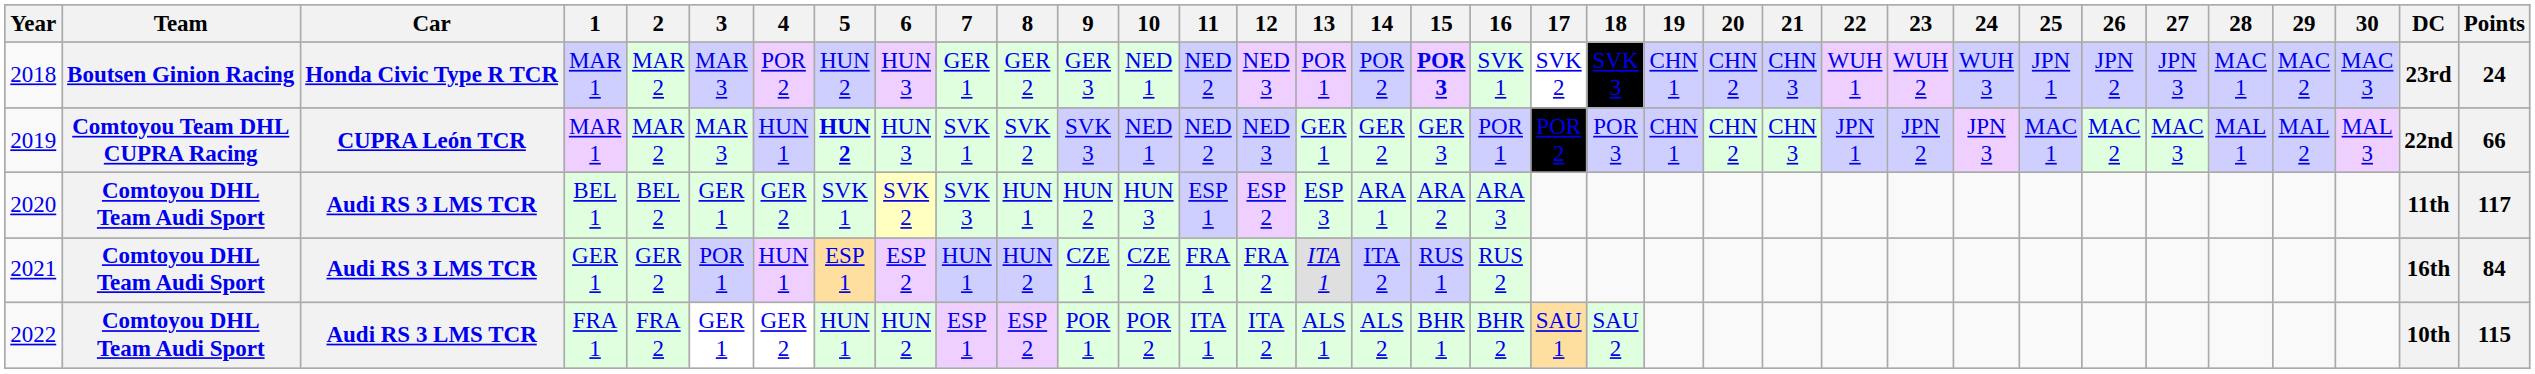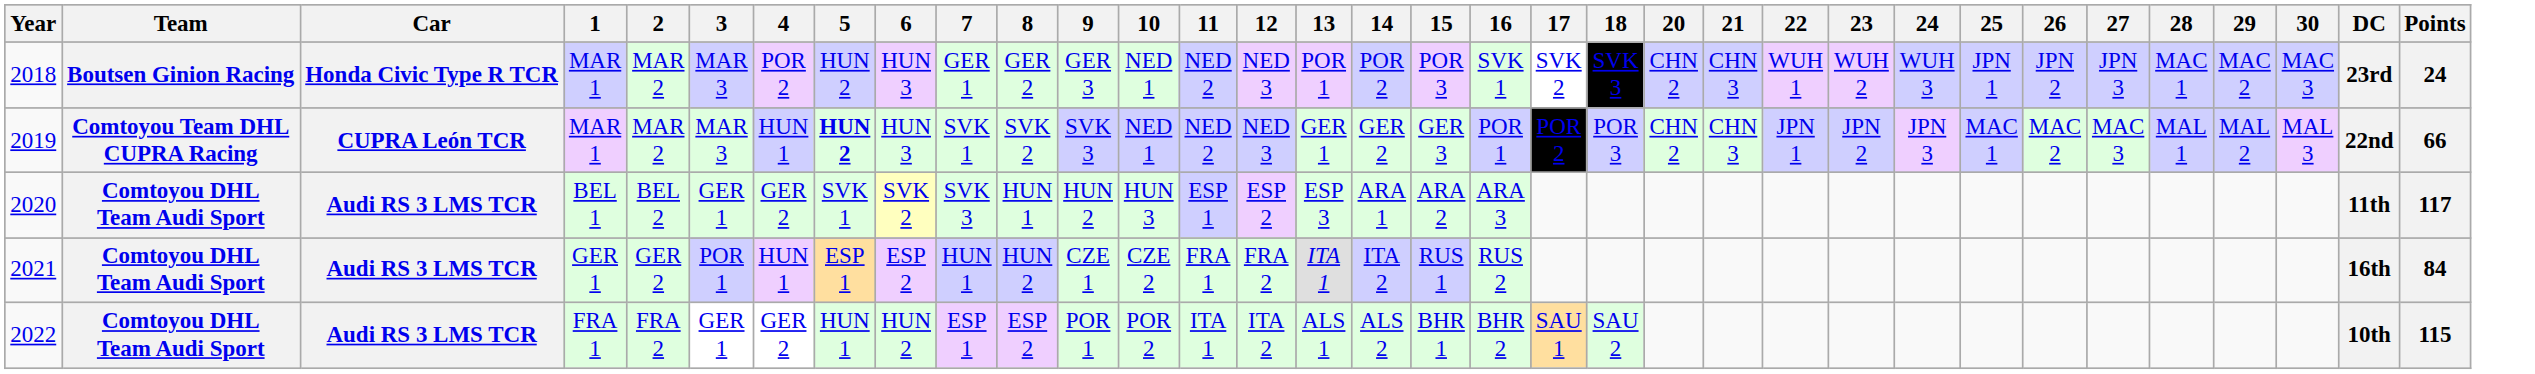- column: (1674, 23)
(1441, 74) bold -> (1441, 74) normal
